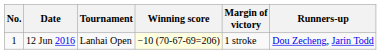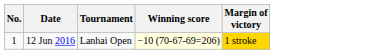- column: (323, 18)
(240, 41) no background -> (240, 41) gold background
